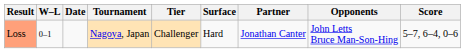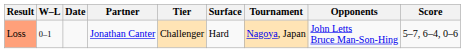columns swapped: (120, 12) <-> (273, 12)
